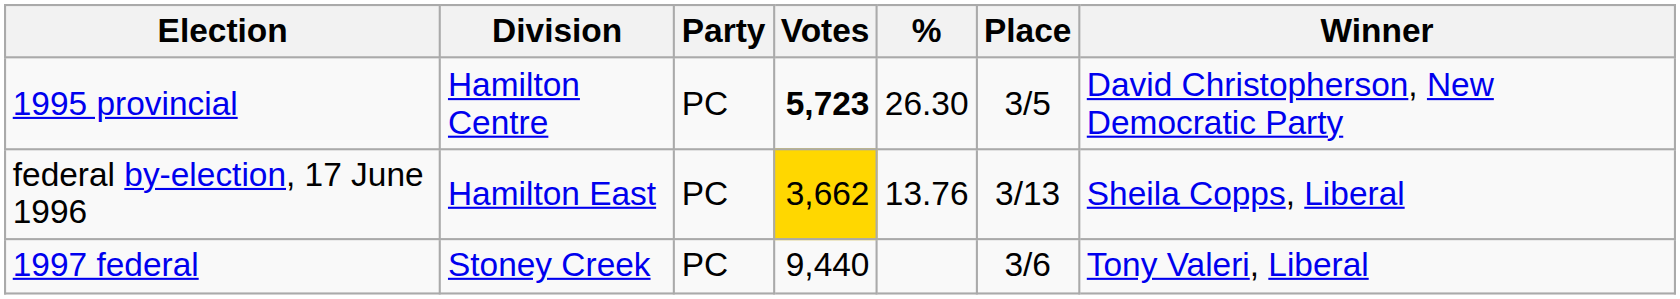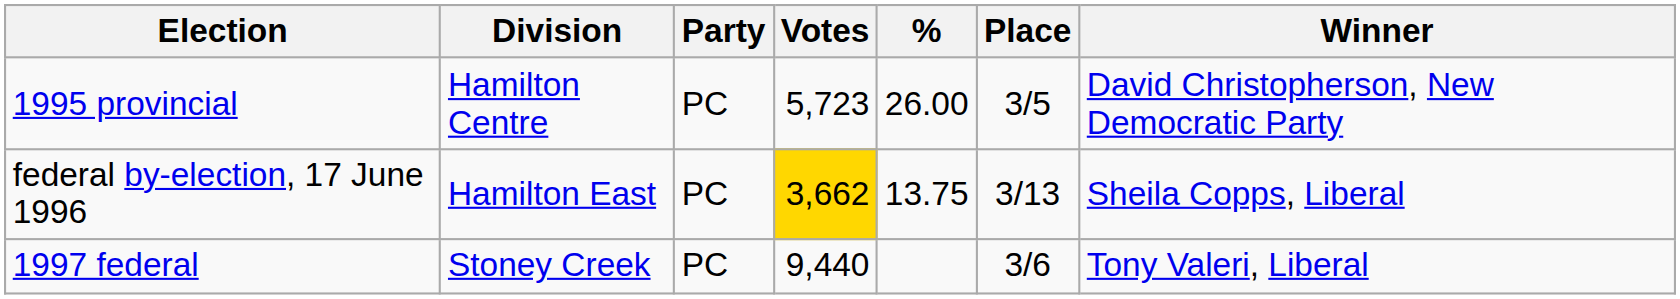(828, 102) bold -> (828, 102) normal
(927, 102) 26.30 -> (927, 102) 26.00
(927, 193) 13.76 -> (927, 193) 13.75
